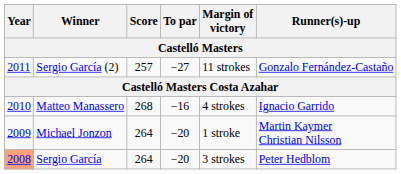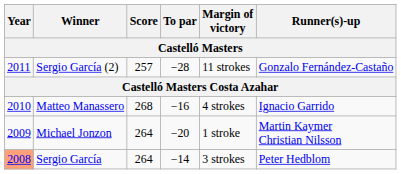(180, 67) −27 -> (180, 67) −28
(180, 159) −20 -> (180, 159) −14
